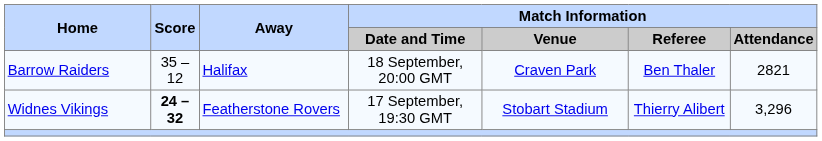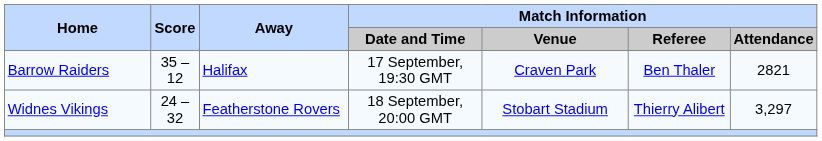(415, 70) 18 September, 20:00 GMT -> (415, 70) 17 September, 19:30 GMT
(175, 109) bold -> (175, 109) normal
(415, 109) 17 September, 19:30 GMT -> (415, 109) 18 September, 20:00 GMT
(774, 109) 3,296 -> (774, 109) 3,297
